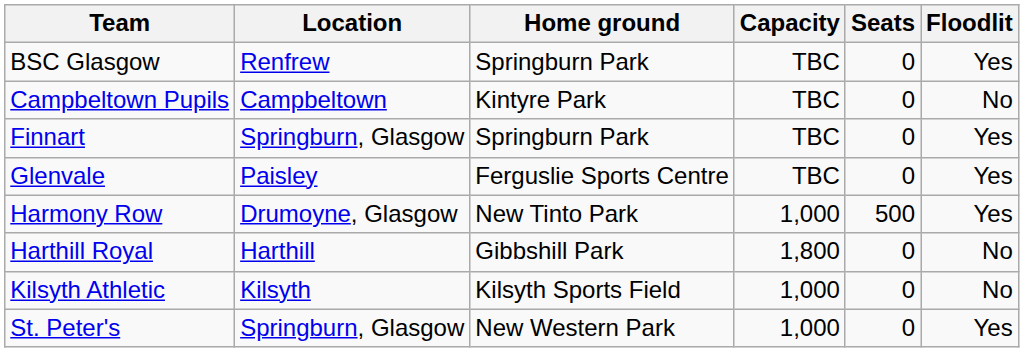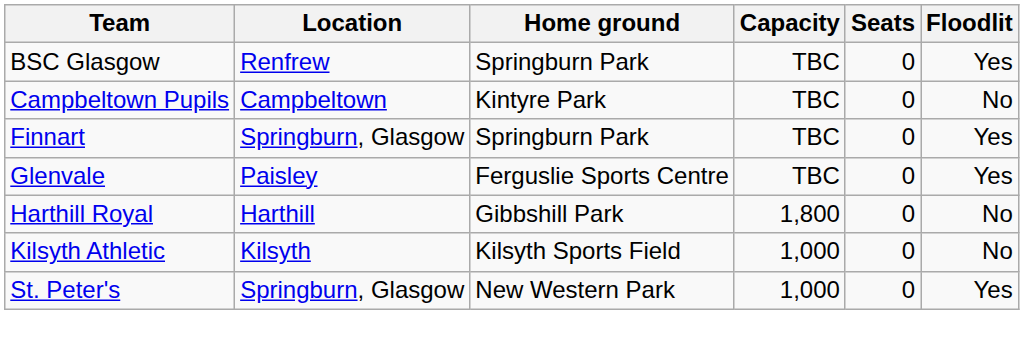- row: (86, 213)
